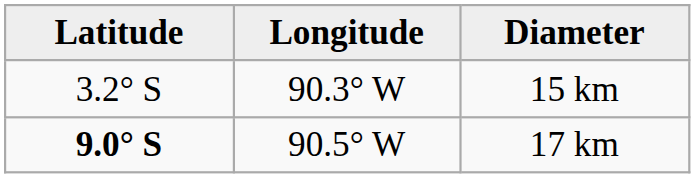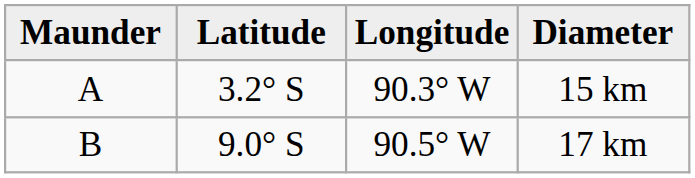+ column: (90, 32)
(119, 144) bold -> (261, 144) normal
